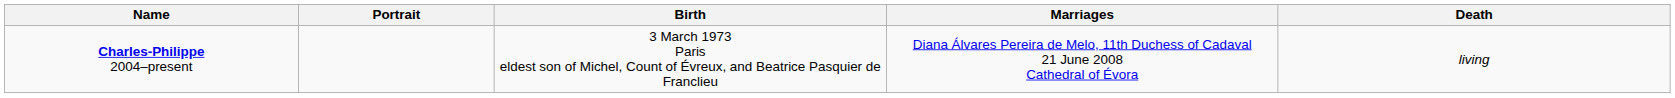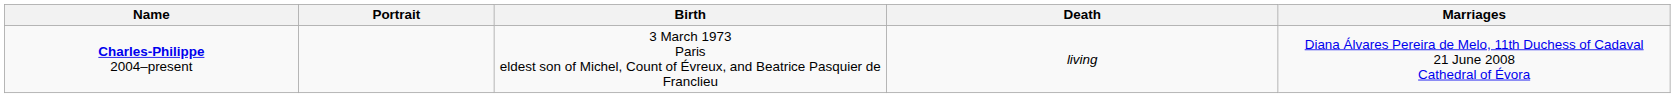columns swapped: (1082, 15) <-> (1474, 15)
